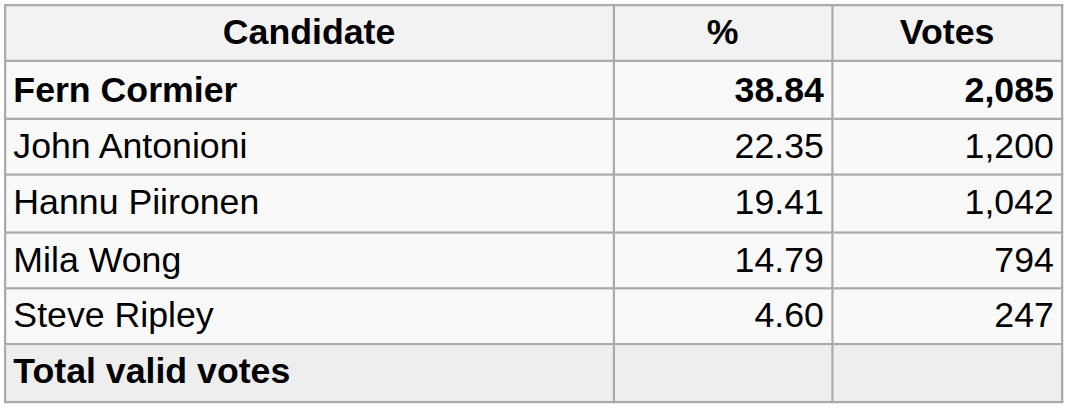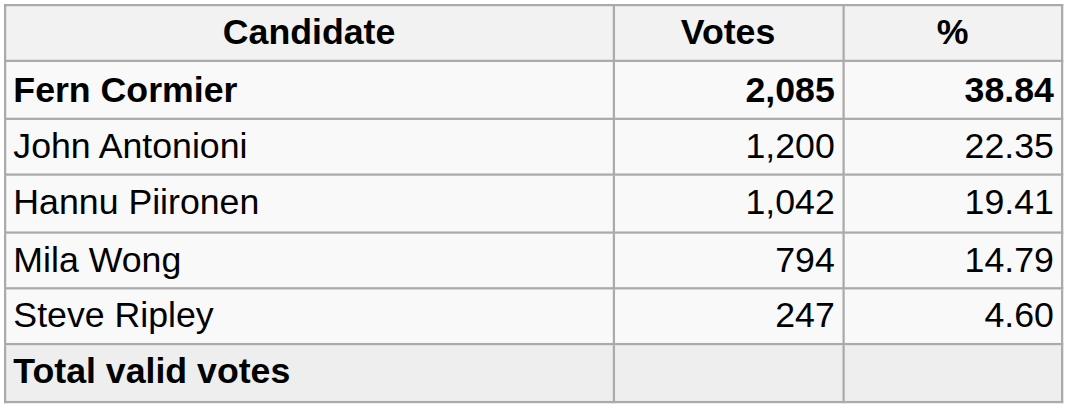columns swapped: (947, 32) <-> (723, 32)
